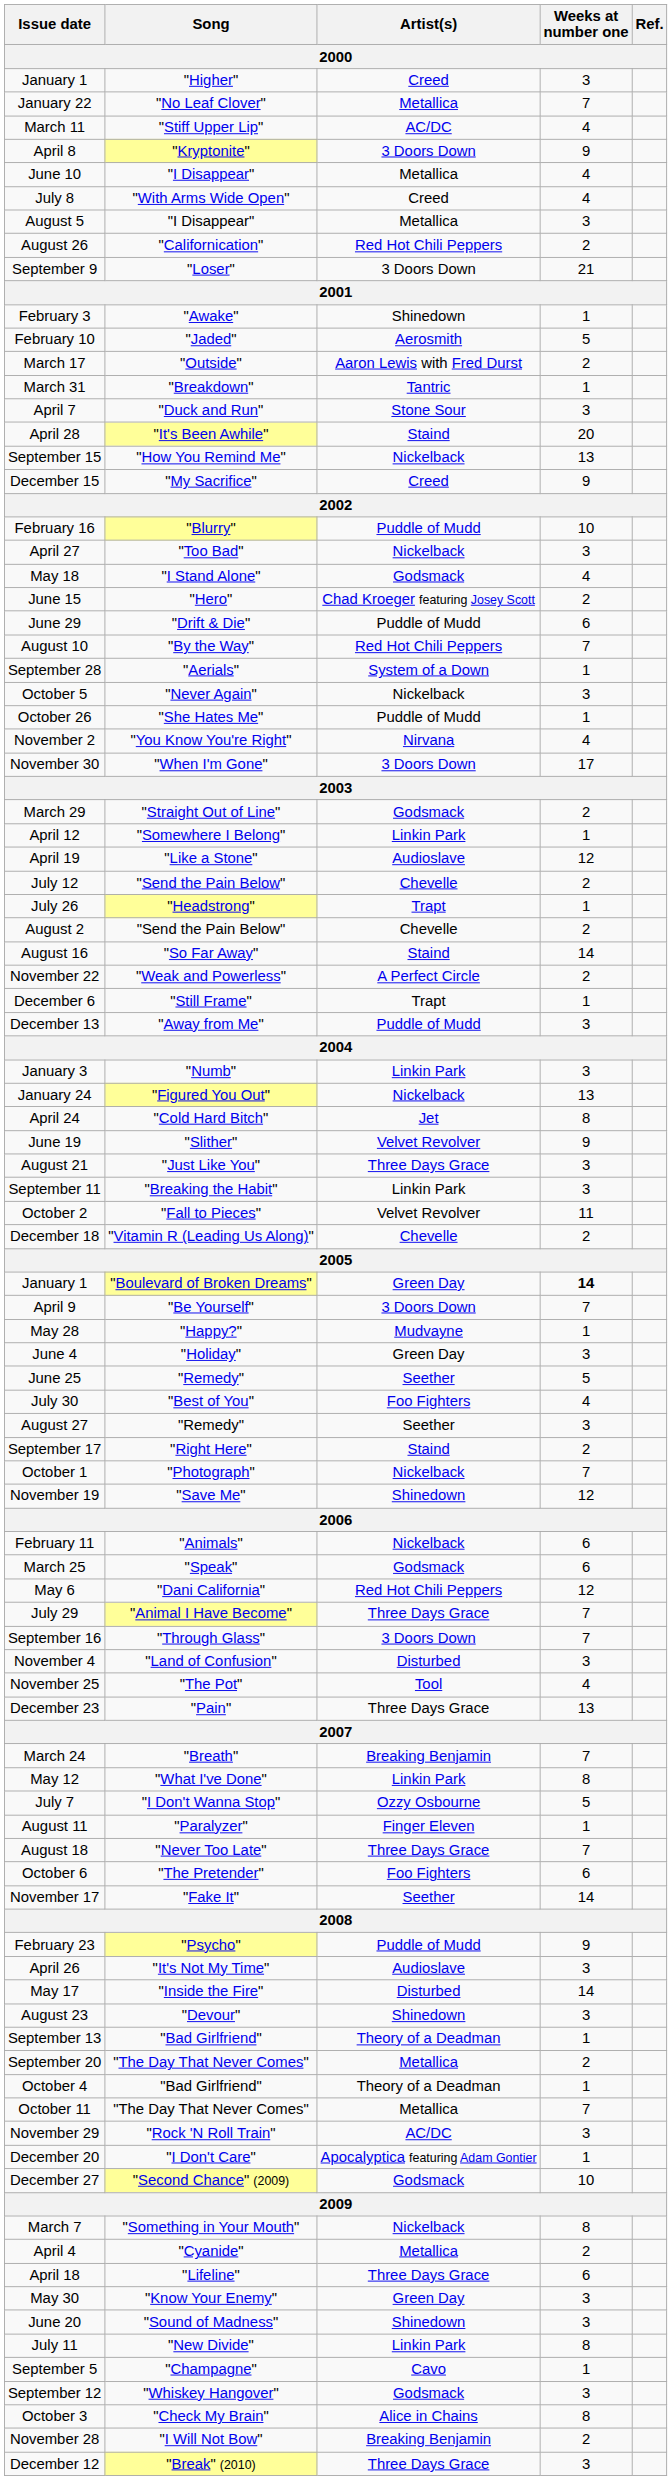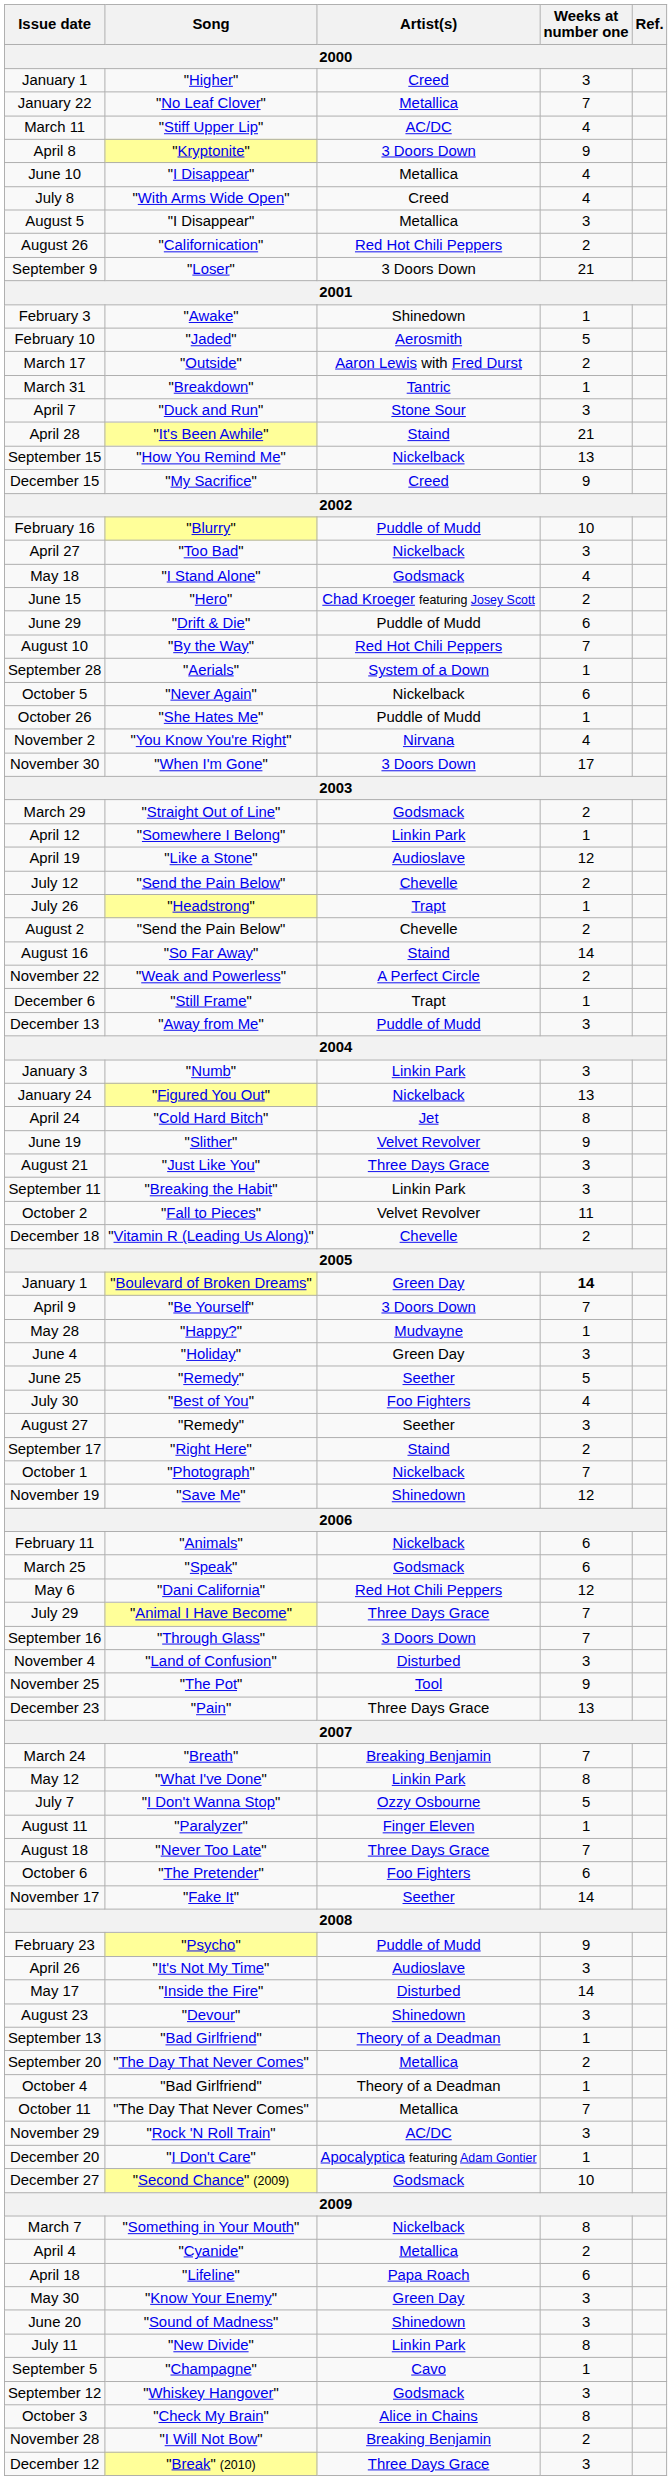(586, 434) 20 -> (586, 434) 21
(586, 693) 3 -> (586, 693) 6
(586, 1684) 4 -> (586, 1684) 9
(429, 2274) Three Days Grace -> (429, 2274) Papa Roach
